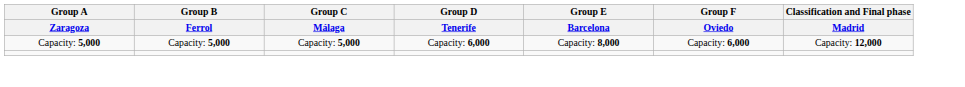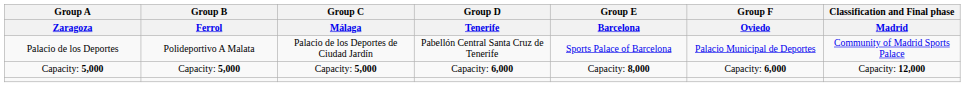+ row: (73, 48)
